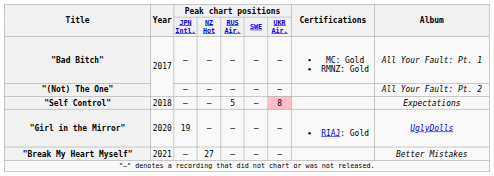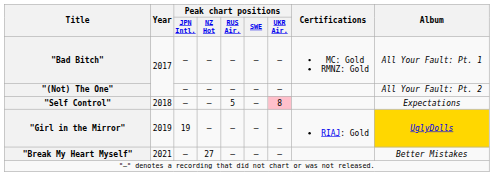(162, 128) 2020 -> (162, 128) 2019
(432, 128) no background -> (432, 128) gold background
